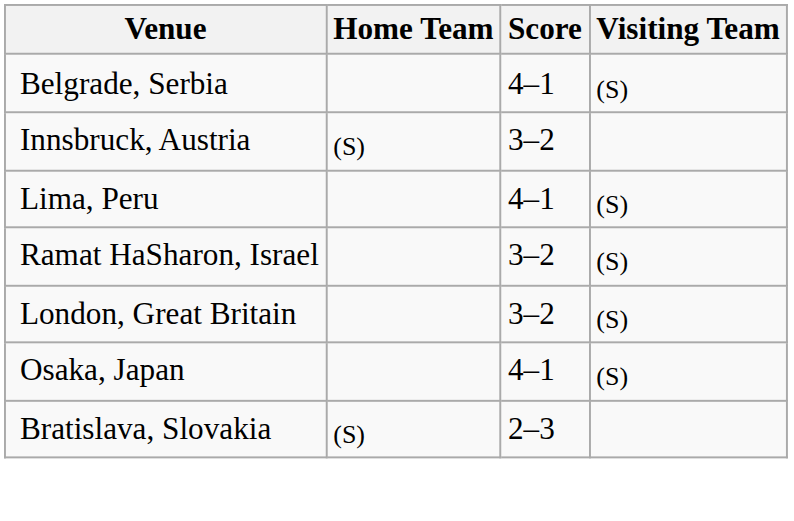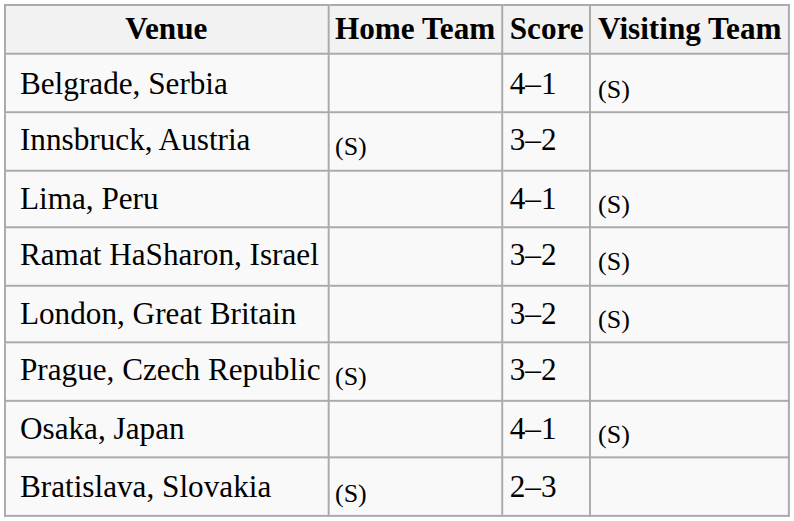+ row: (166, 371)
